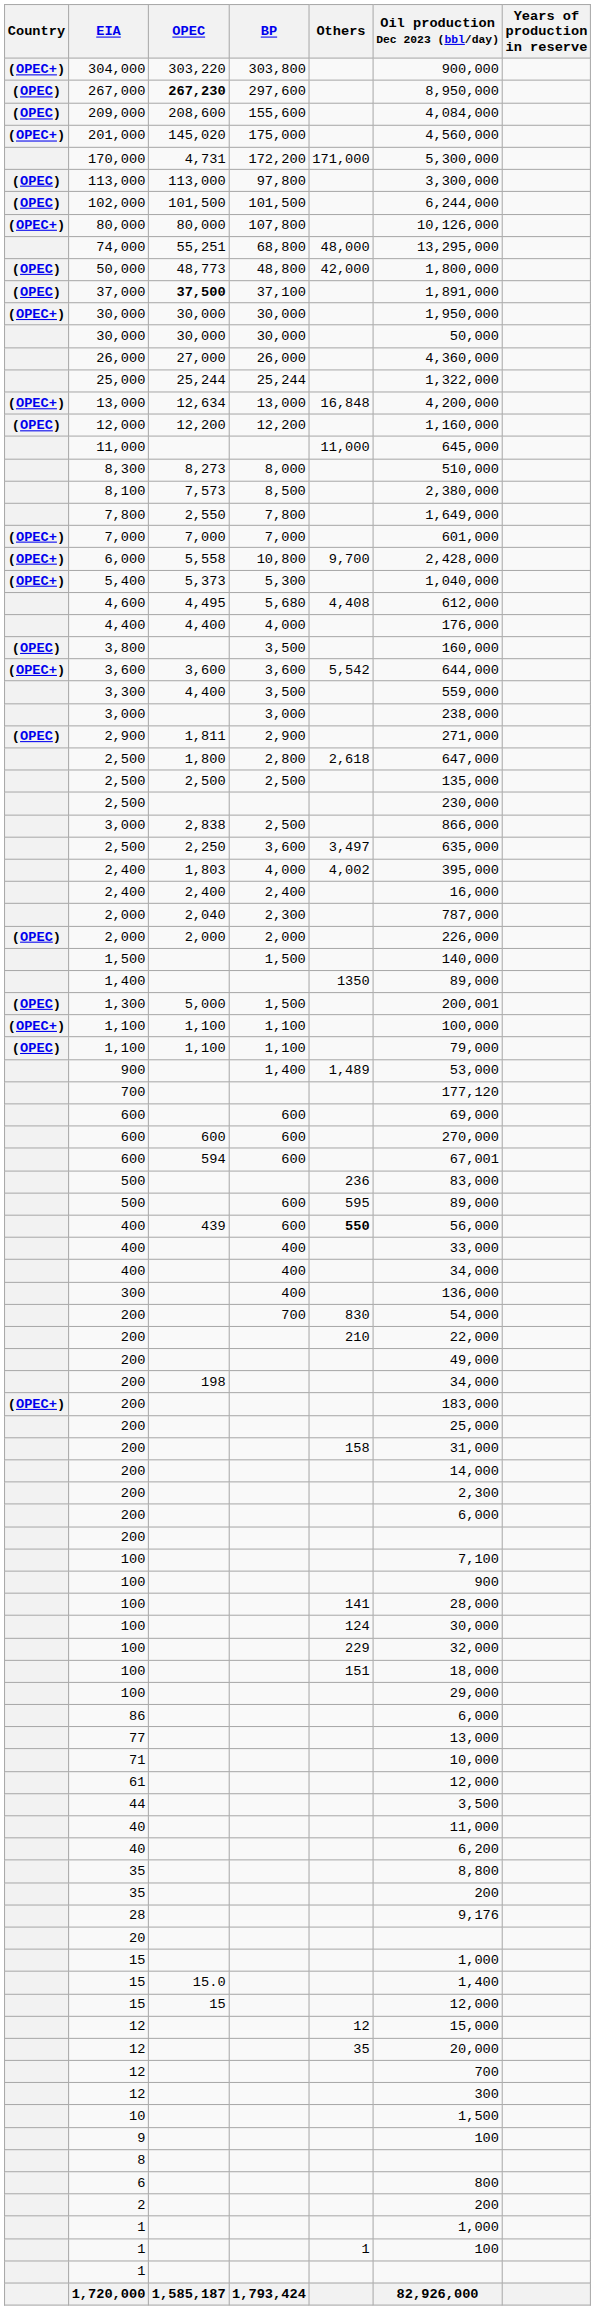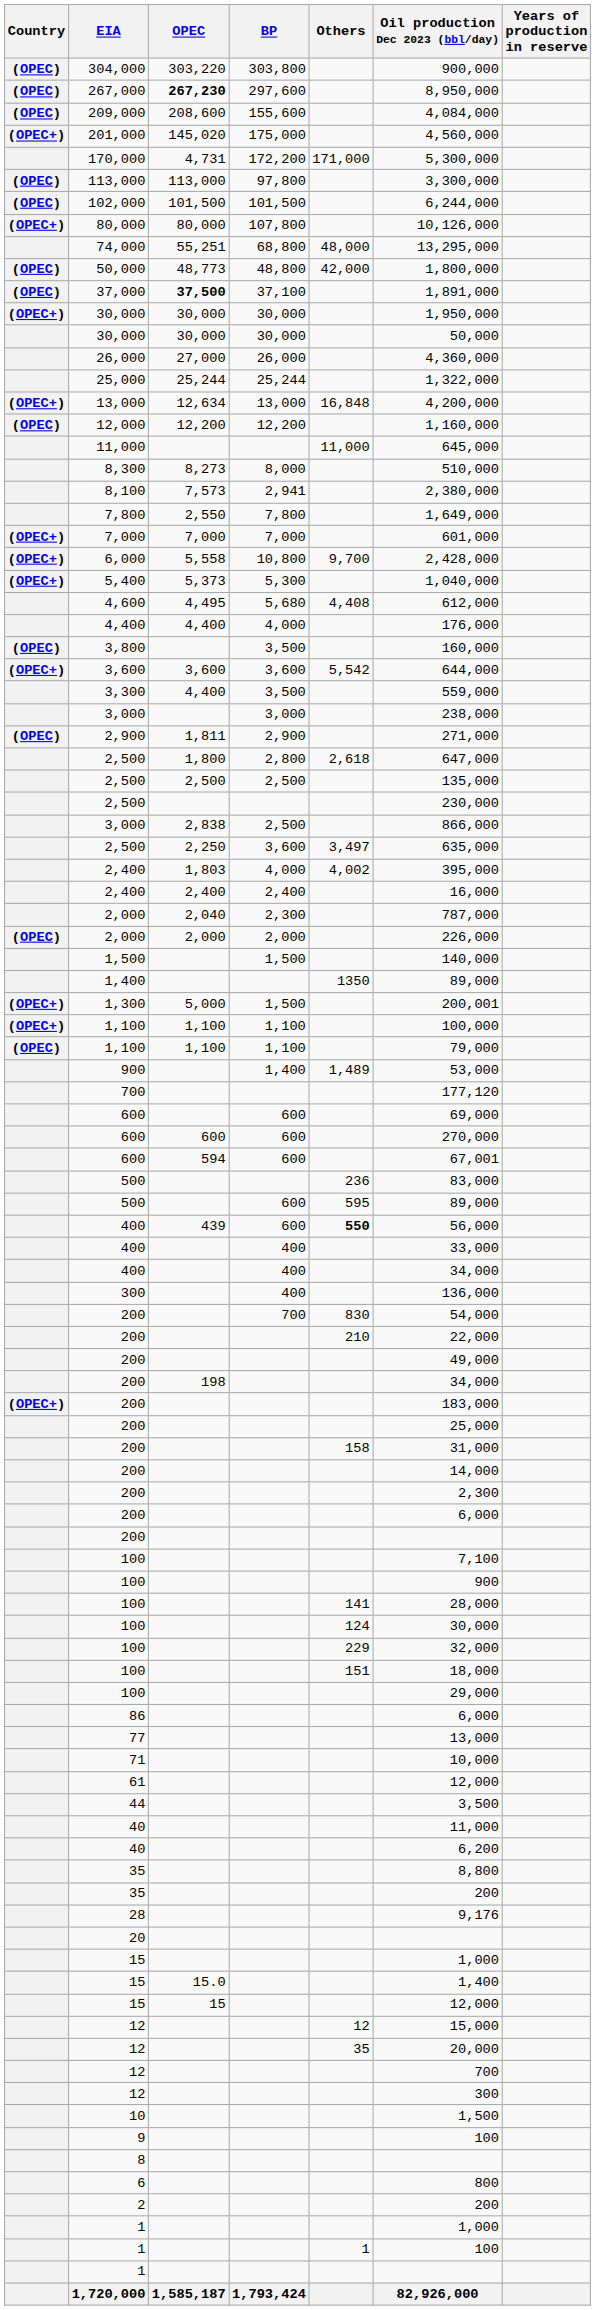(36, 69) (OPEC+) -> (36, 69) (OPEC)
(285, 492) 8,500 -> (285, 492) 2,941
(36, 1004) (OPEC) -> (36, 1004) (OPEC+)
